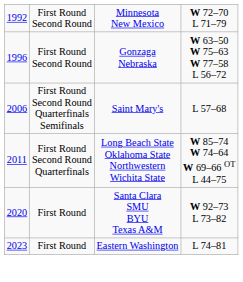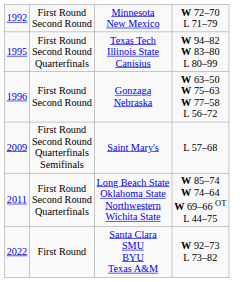+ row: (133, 51)
(17, 108) 2006 -> (17, 147) 2009
(17, 212) 2020 -> (17, 252) 2022
- row: (137, 246)
